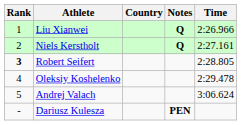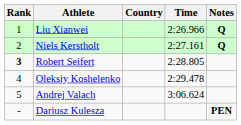columns swapped: (216, 12) <-> (180, 12)
